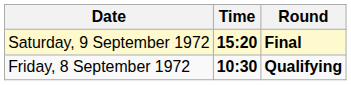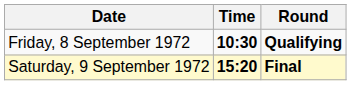rows swapped: (99, 67) <-> (109, 42)
